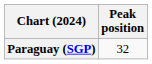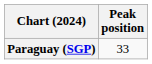(123, 48) 32 -> (123, 48) 33
